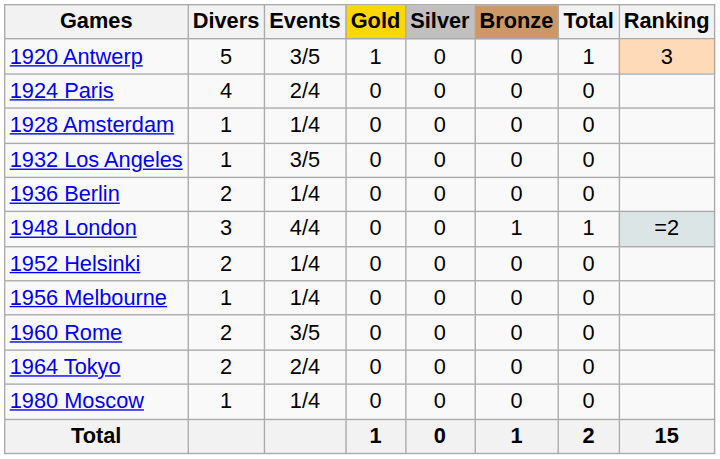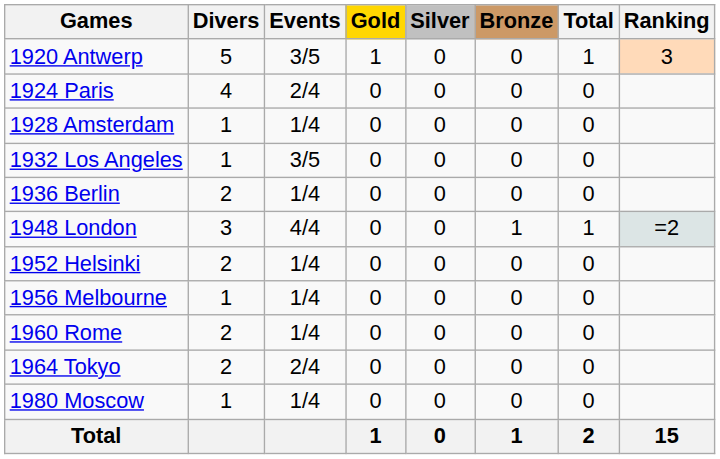(305, 332) 3/5 -> (305, 332) 1/4
